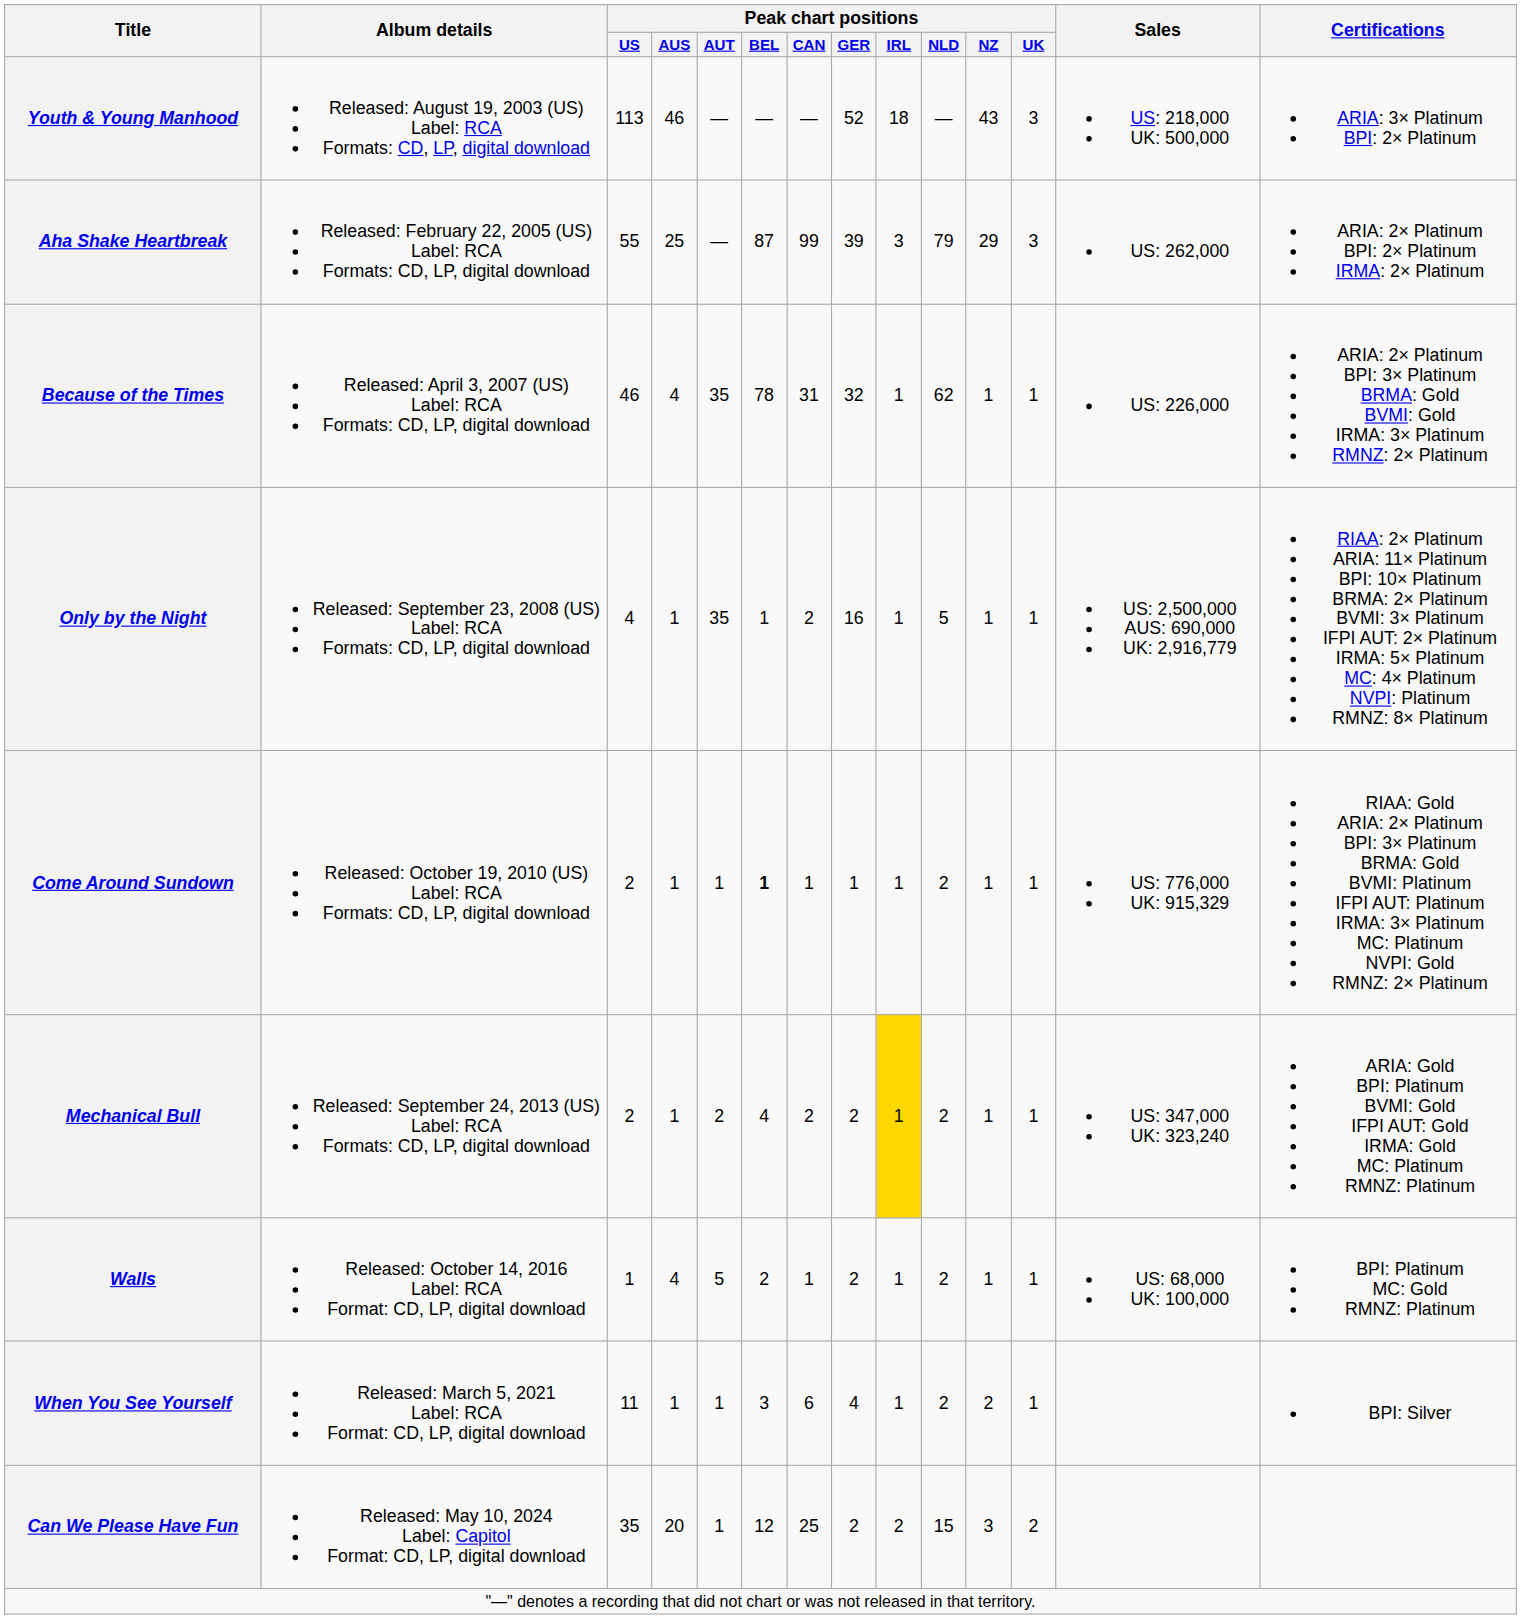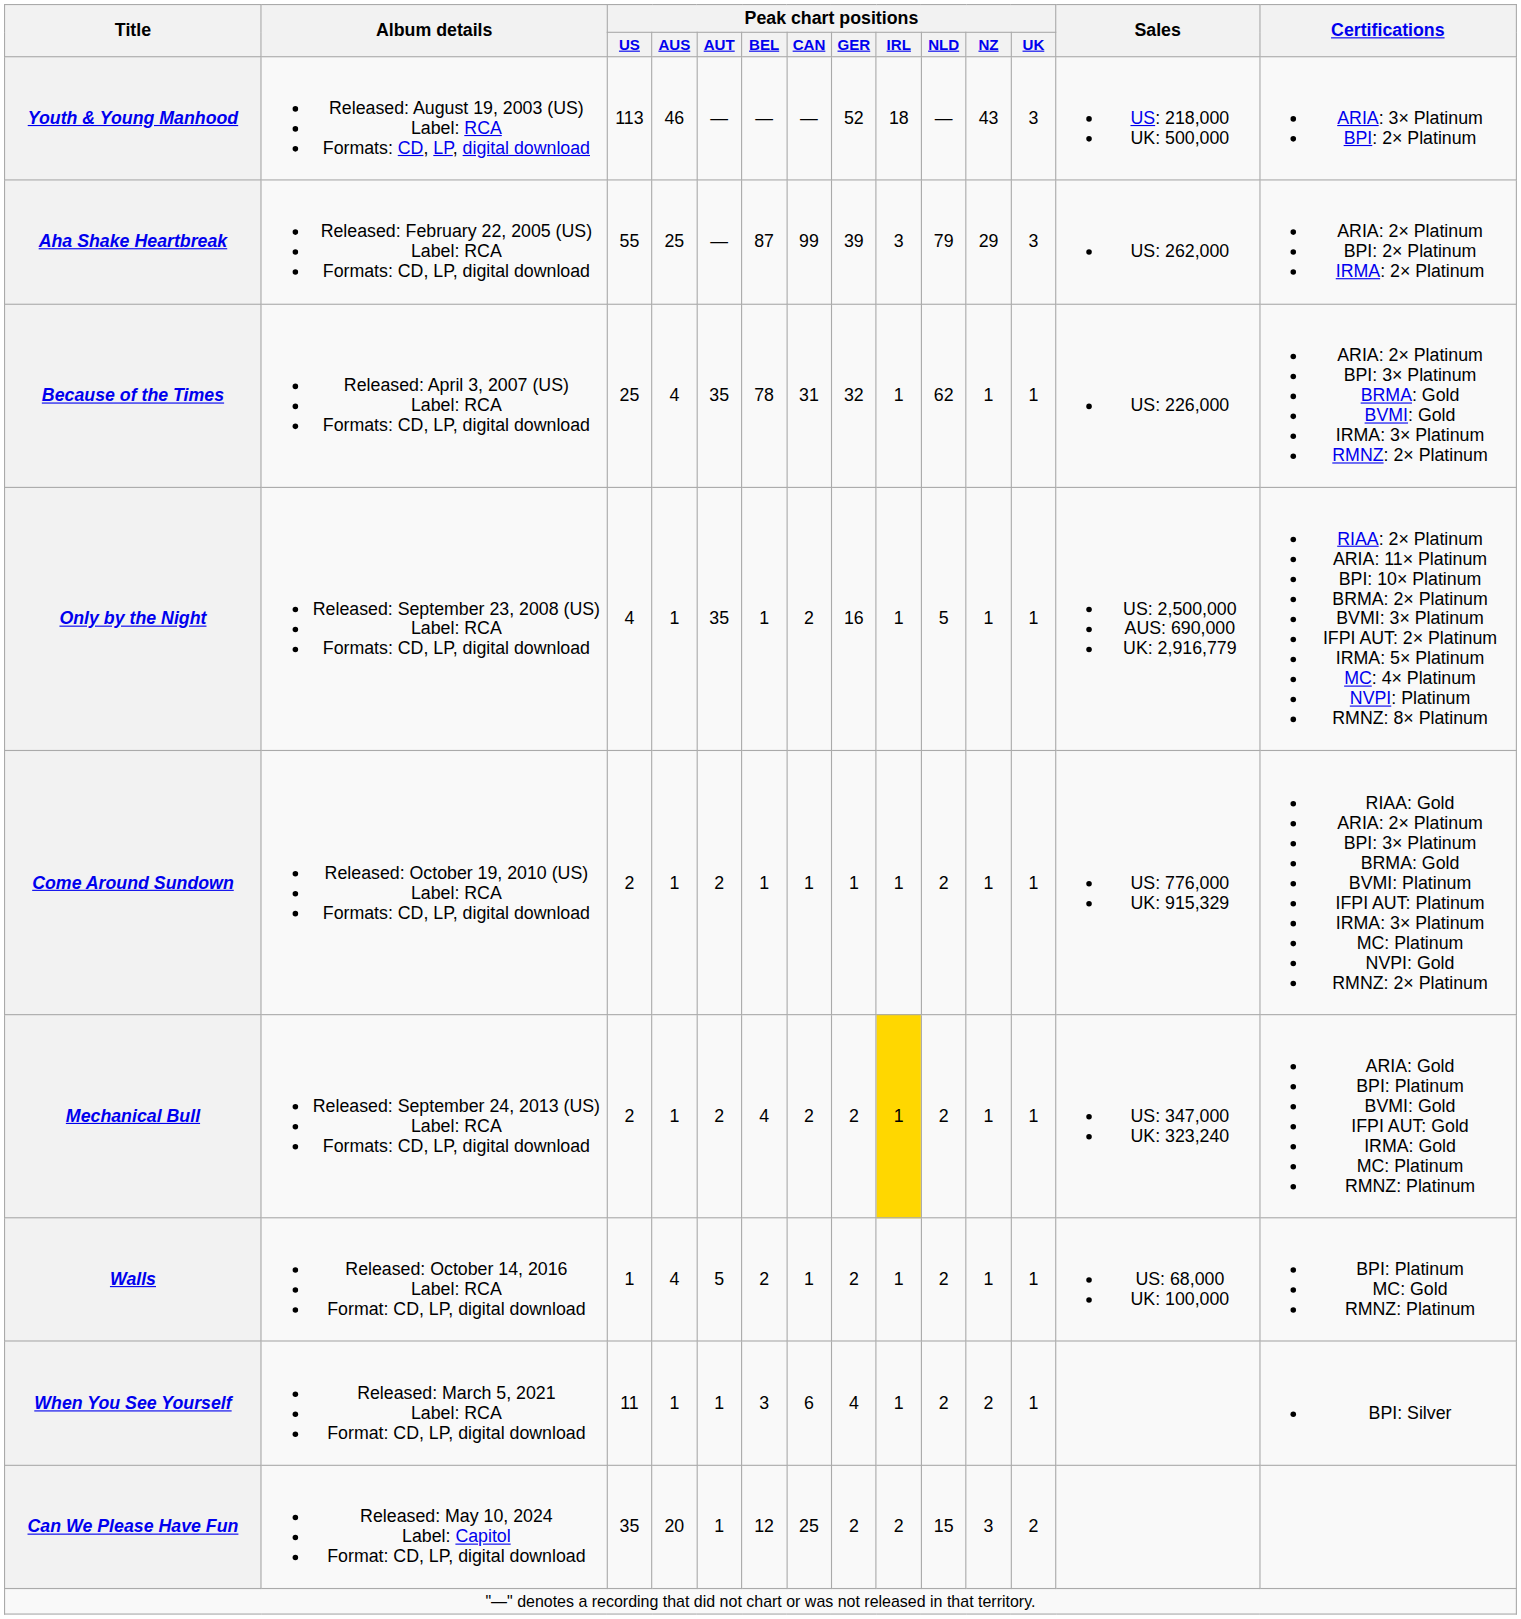(629, 395) 46 -> (629, 395) 25
(719, 882) 1 -> (719, 882) 2
(764, 882) bold -> (764, 882) normal
